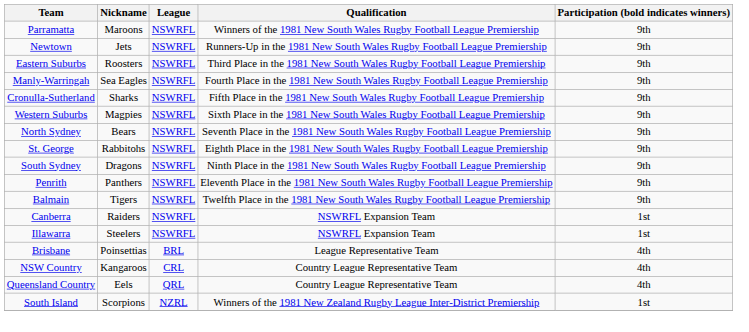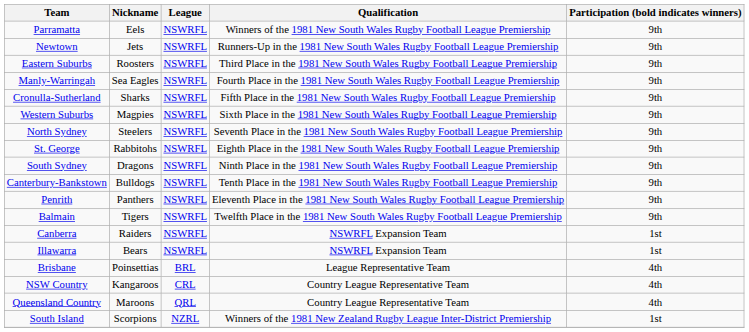(124, 30) Maroons -> (135, 30) Eels
(124, 132) Bears -> (135, 132) Steelers
+ row: (57, 183)
(124, 234) Steelers -> (135, 251) Bears
(124, 285) Eels -> (135, 302) Maroons
